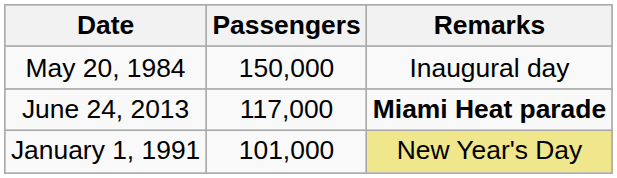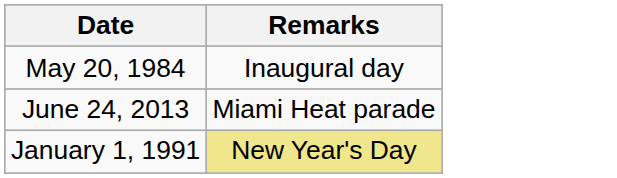- column: (287, 25)
(489, 109) bold -> (324, 109) normal
